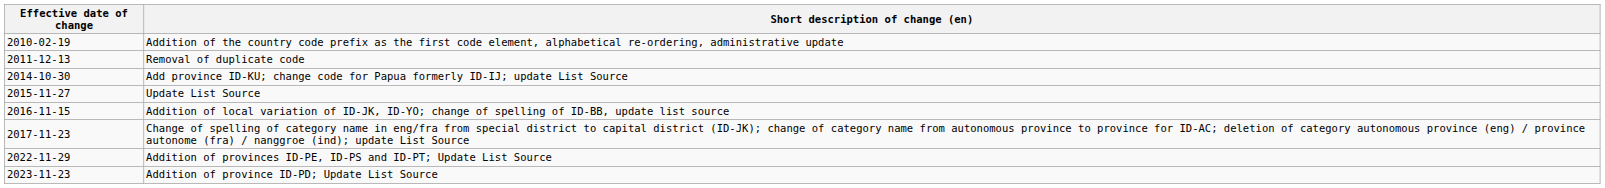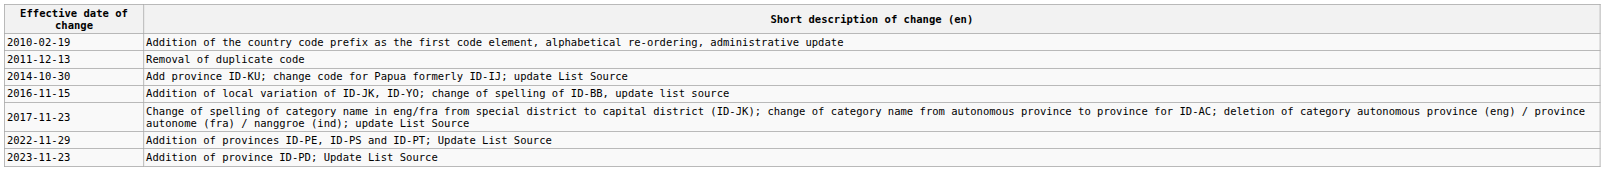- row: (203, 94)
